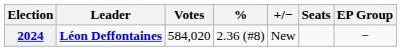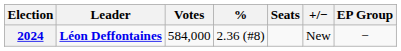columns swapped: (316, 14) <-> (283, 14)
(189, 35) 584,020 -> (189, 35) 584,000
